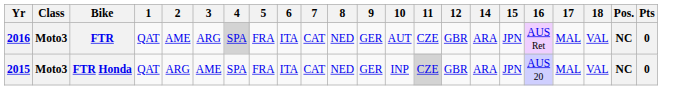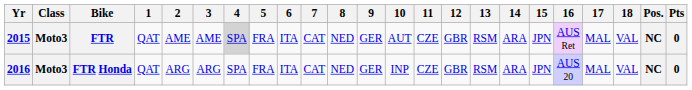+ column: (485, 13)
(19, 38) 2016 -> (19, 38) 2015
(209, 38) ARG -> (209, 38) AME
(19, 69) 2015 -> (19, 69) 2016
(209, 69) AME -> (209, 69) ARG
(428, 69) lightgrey background -> (428, 69) no background
